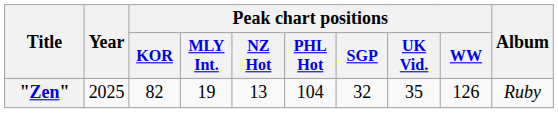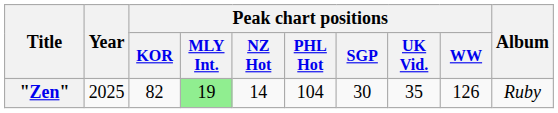(206, 92) no background -> (206, 92) lightgreen background
(258, 92) 13 -> (258, 92) 14
(362, 92) 32 -> (362, 92) 30
